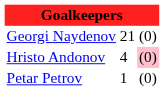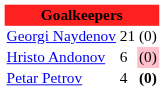(124, 57) 4 -> (124, 57) 6
(124, 78) 1 -> (124, 78) 4
(148, 78) normal -> (148, 78) bold
